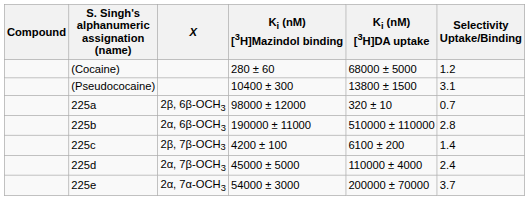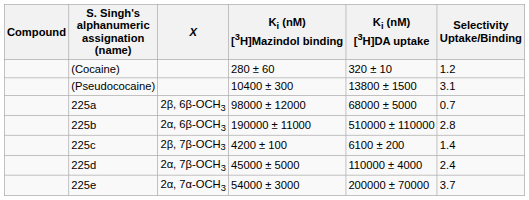(383, 68) 68000 ± 5000 -> (370, 68) 320 ± 10
(370, 105) 320 ± 10 -> (383, 105) 68000 ± 5000
